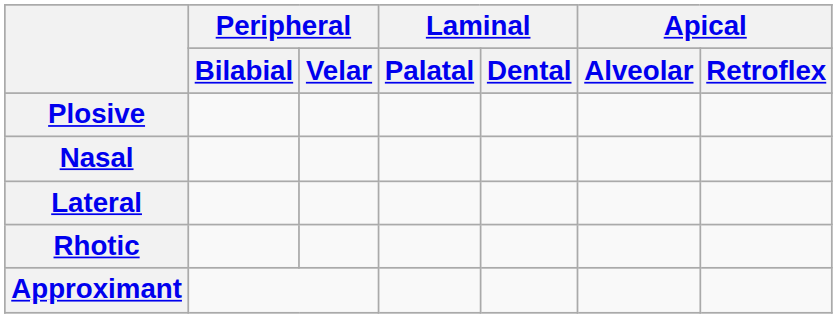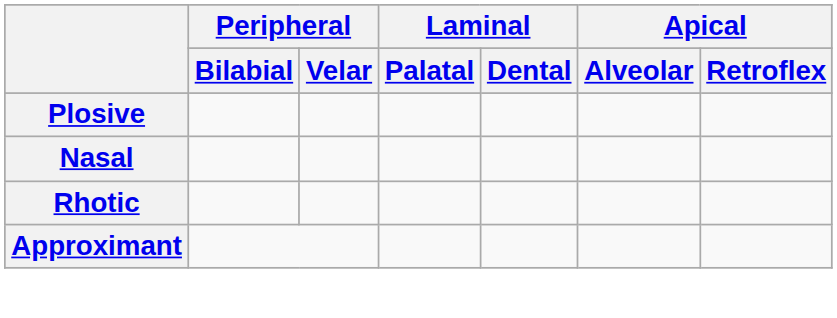- row: (97, 202)
